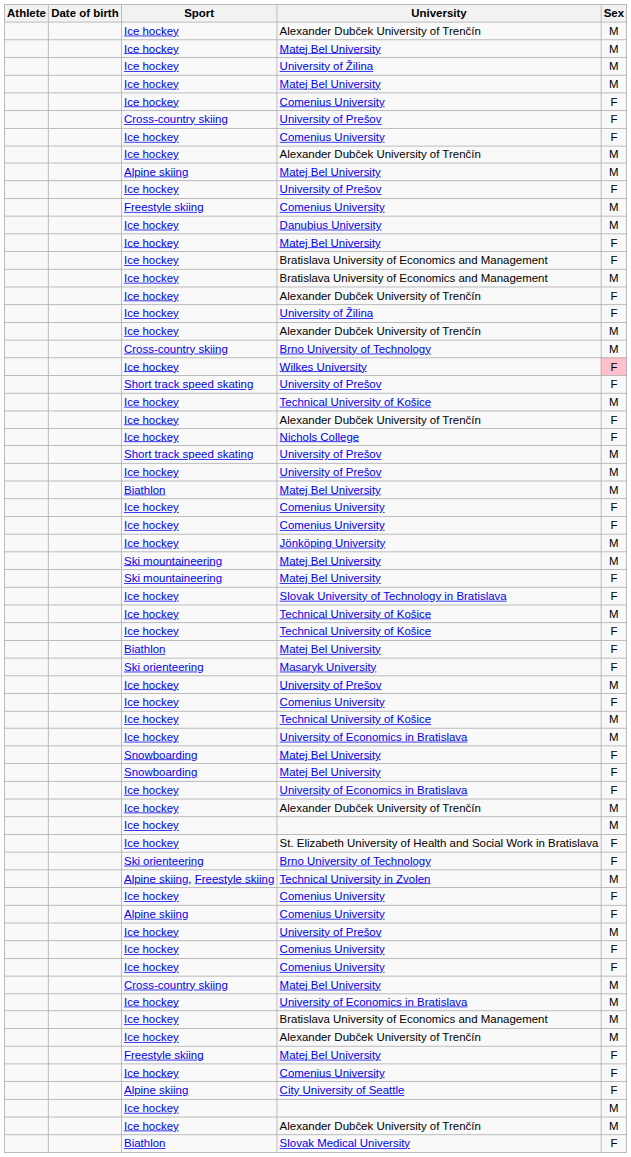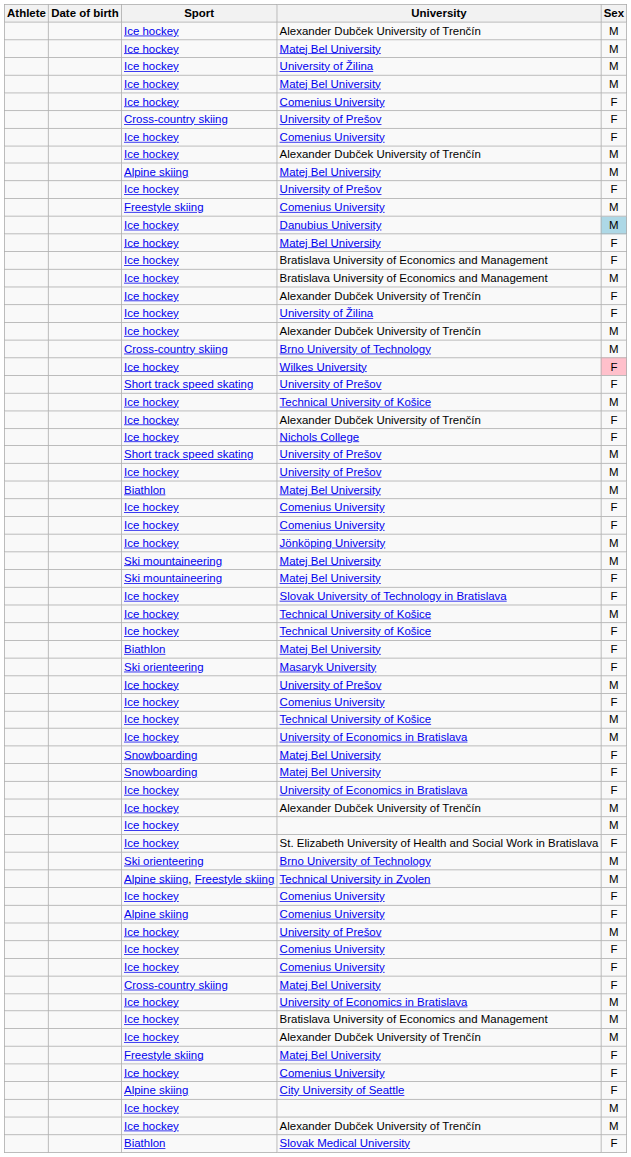(614, 225) no background -> (614, 225) lightblue background
(614, 861) F -> (614, 861) M
(614, 984) M -> (614, 984) F
